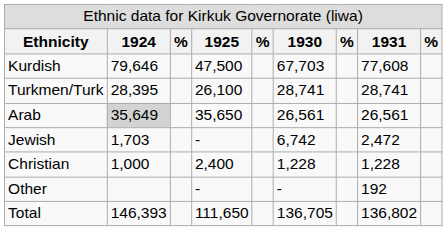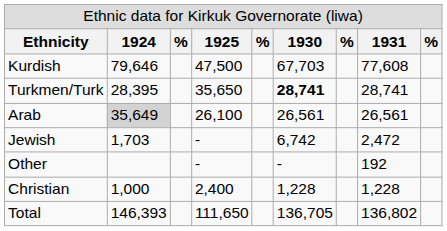(219, 90) 26,100 -> (219, 90) 35,650
(301, 90) normal -> (301, 90) bold
(219, 115) 35,650 -> (219, 115) 26,100
rows swapped: (39, 164) <-> (27, 189)
